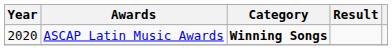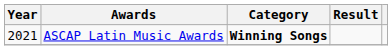(22, 35) 2020 -> (22, 35) 2021
